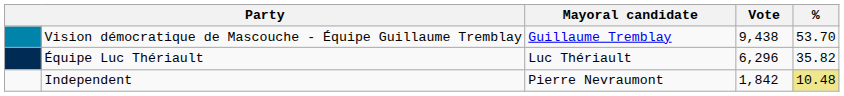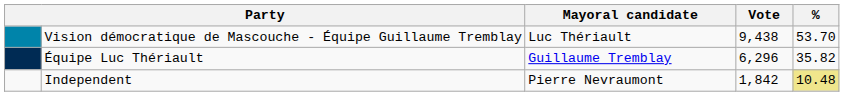(600, 37) Guillaume Tremblay -> (580, 37) Luc Thériault
(580, 59) Luc Thériault -> (600, 59) Guillaume Tremblay
